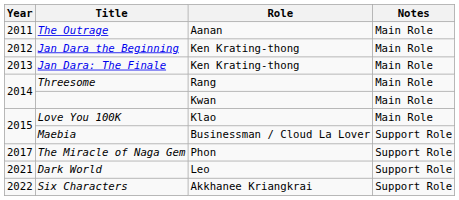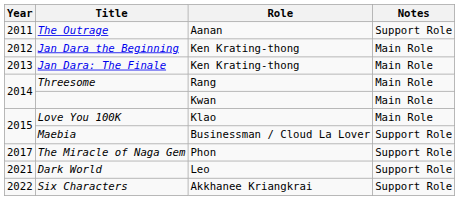(404, 30) Main Role -> (414, 30) Support Role
